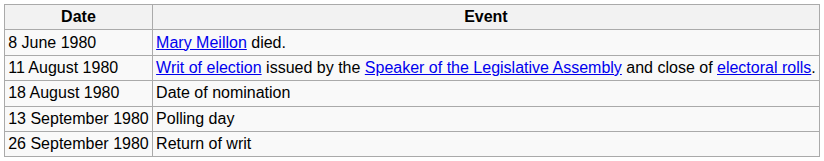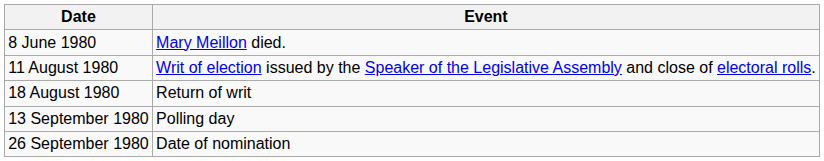(223, 93) Date of nomination -> (204, 93) Return of writ
(204, 144) Return of writ -> (223, 144) Date of nomination
